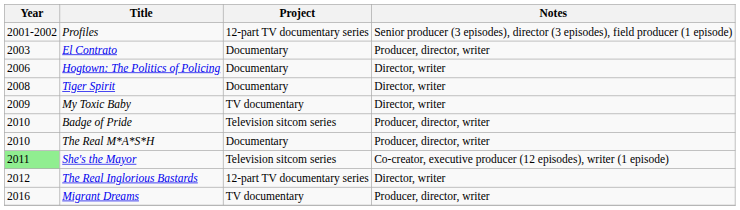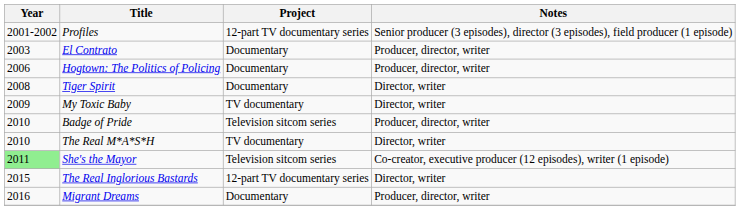(410, 68) Director, writer -> (432, 68) Producer, director, writer
(257, 141) Documentary -> (265, 141) TV documentary
(432, 141) Producer, director, writer -> (410, 141) Director, writer
(19, 178) 2012 -> (19, 178) 2015
(265, 196) TV documentary -> (257, 196) Documentary
